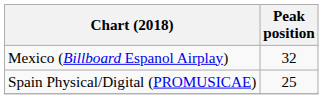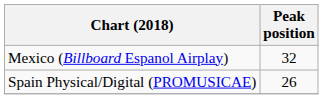(289, 81) 25 -> (289, 81) 26
